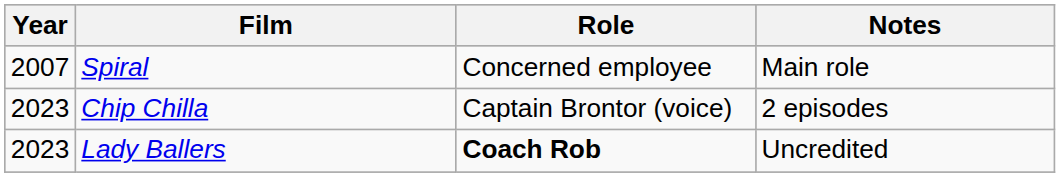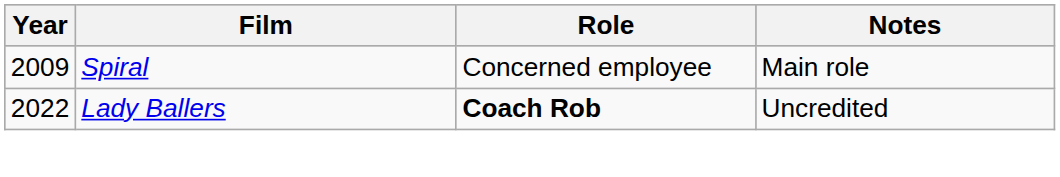(40, 66) 2007 -> (40, 66) 2009
- row: (145, 108)
(40, 150) 2023 -> (40, 108) 2022
